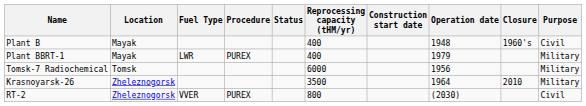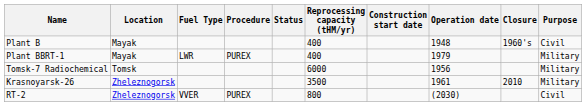(441, 82) 1964 -> (441, 82) 1961
